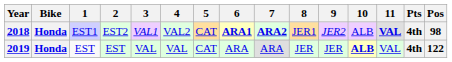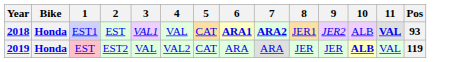- column: (414, 13)
(115, 31) EST2 -> (115, 31) EST
(177, 31) VAL2 -> (177, 31) VAL
(436, 31) 98 -> (415, 31) 93
(85, 48) no background -> (85, 48) pink background
(115, 48) EST -> (115, 48) EST2
(177, 48) VAL -> (177, 48) VAL2
(436, 48) 122 -> (415, 48) 119
